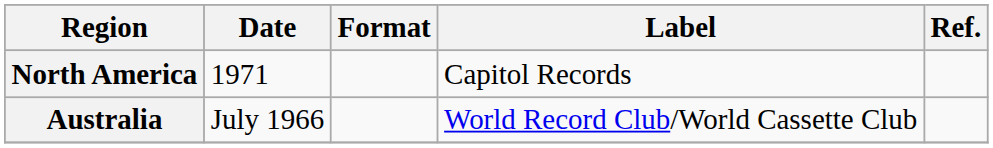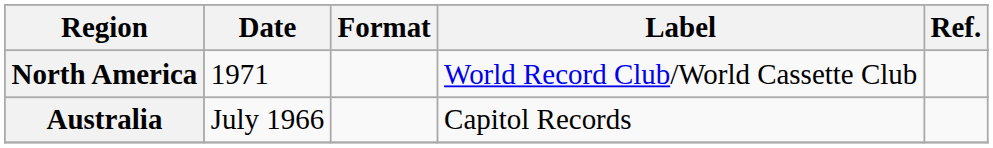(538, 73) Capitol Records -> (681, 73) World Record Club/World Cassette Club
(681, 119) World Record Club/World Cassette Club -> (538, 119) Capitol Records
